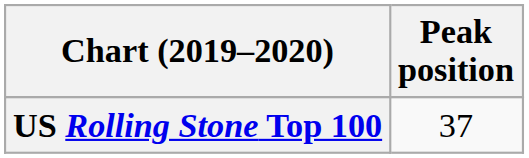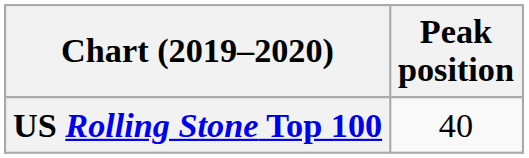(456, 124) 37 -> (456, 124) 40
